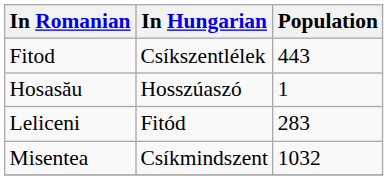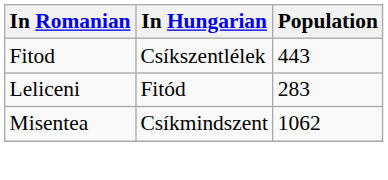- row: (46, 89)
(299, 157) 1032 -> (299, 123) 1062
